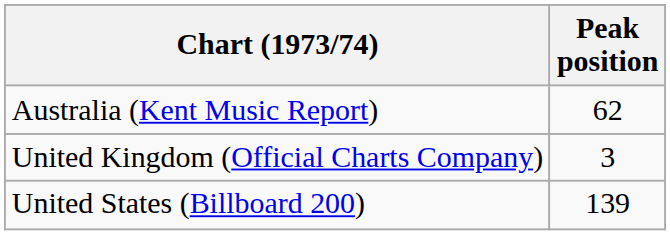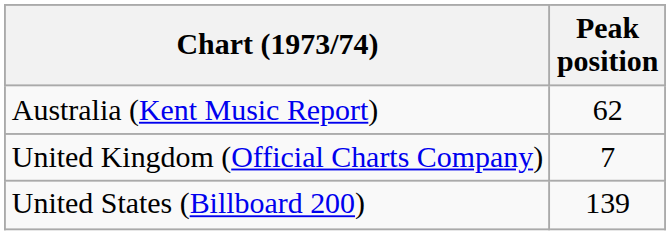(608, 156) 3 -> (608, 156) 7
